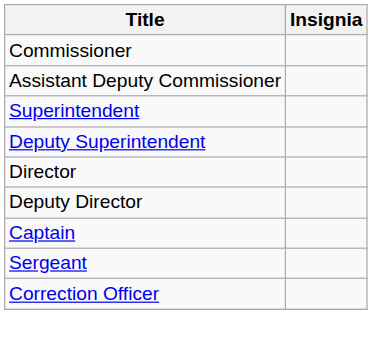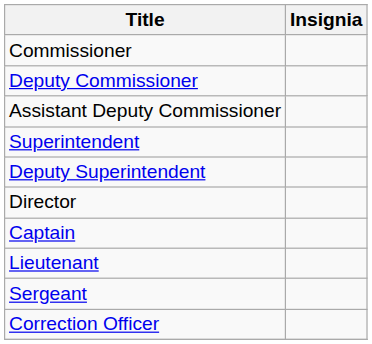+ row: (103, 80)
- row: (76, 202)
+ row: (54, 263)
